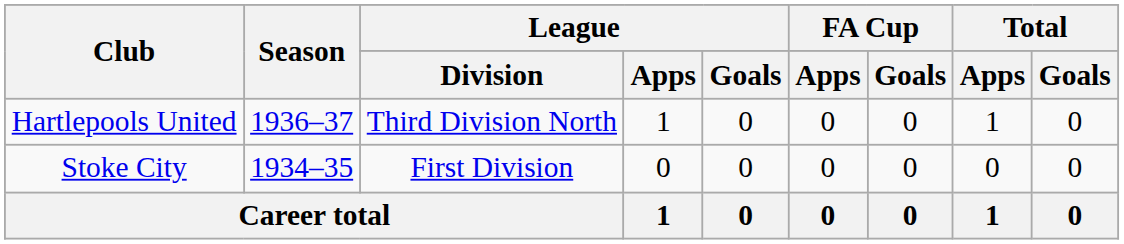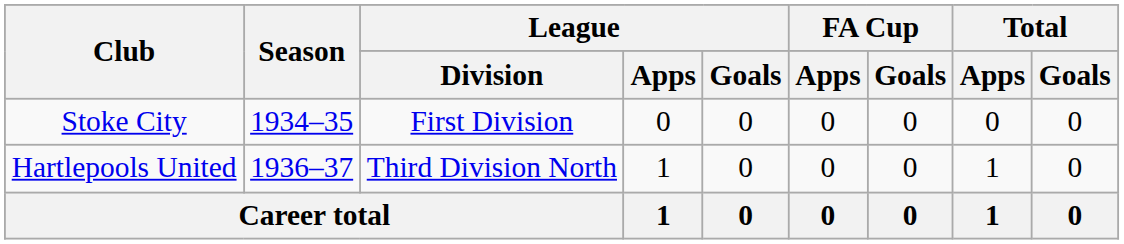rows swapped: (124, 167) <-> (124, 121)
